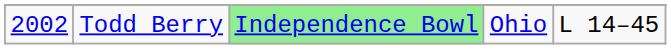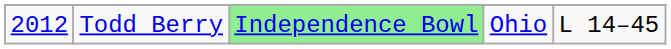(39, 24) 2002 -> (39, 24) 2012
